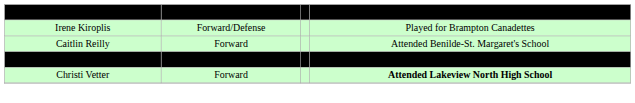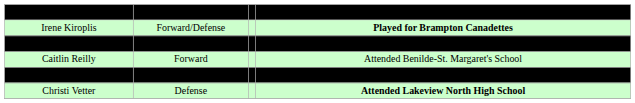(470, 28) normal -> (443, 28) bold
+ row: (69, 43)
(231, 59) Forward/Defense -> (191, 75) Defense
(231, 75) Forward -> (191, 91) Defense
